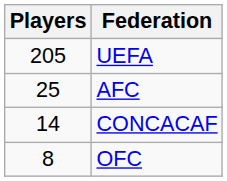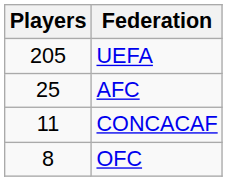(48, 124) 14 -> (48, 124) 11
